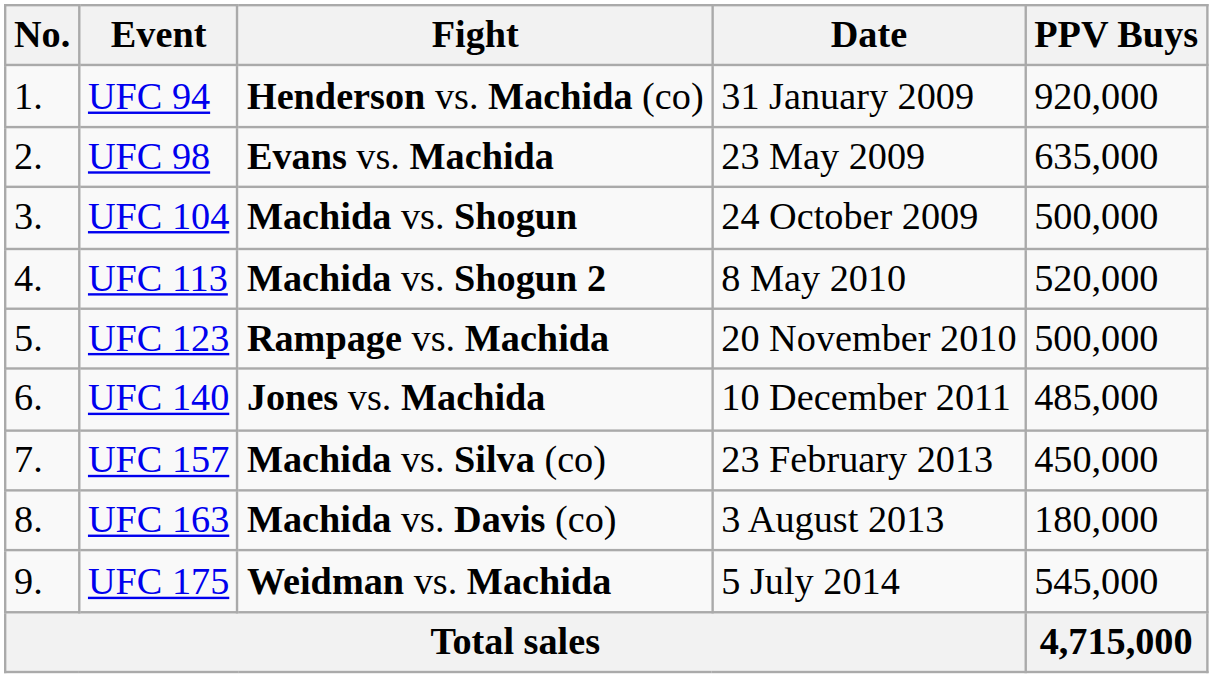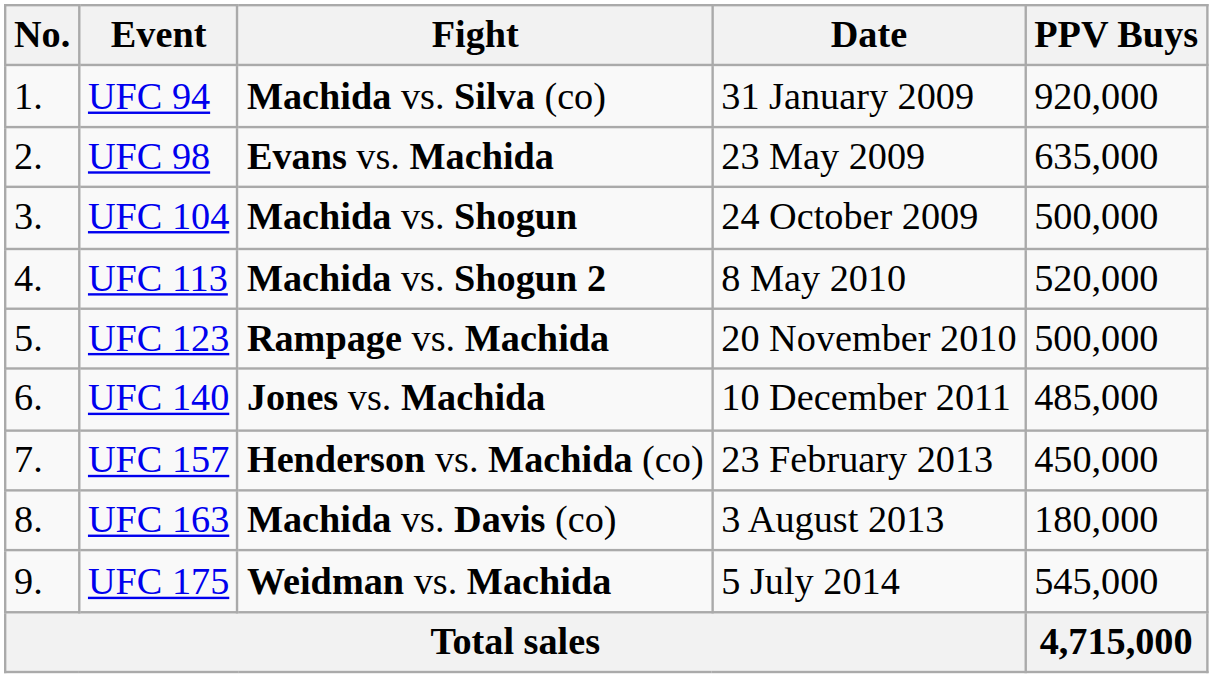(475, 95) Henderson vs. Machida (co) -> (426, 95) Machida vs. Silva (co)
(426, 459) Machida vs. Silva (co) -> (475, 459) Henderson vs. Machida (co)
